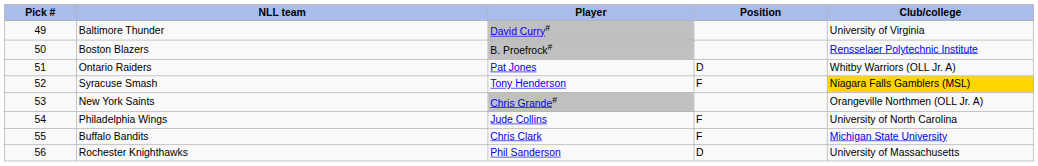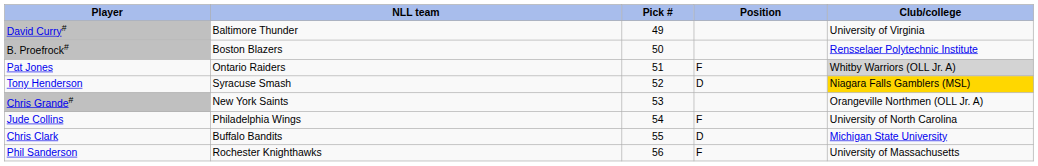columns swapped: (40, 12) <-> (591, 12)
(700, 67) D -> (699, 67) F
(893, 67) no background -> (893, 67) lightgrey background
(699, 84) F -> (700, 84) D
(699, 136) F -> (700, 136) D
(700, 153) D -> (699, 153) F
